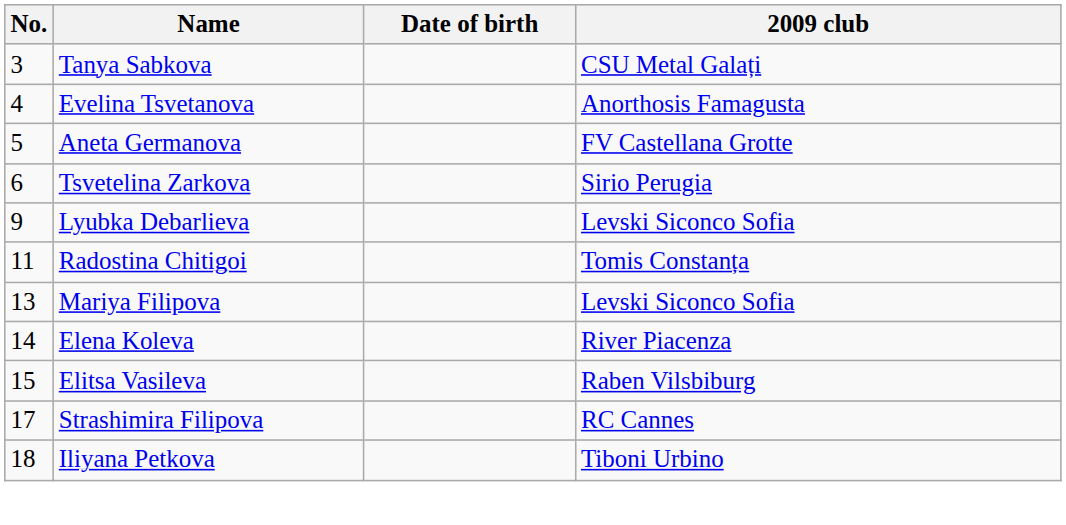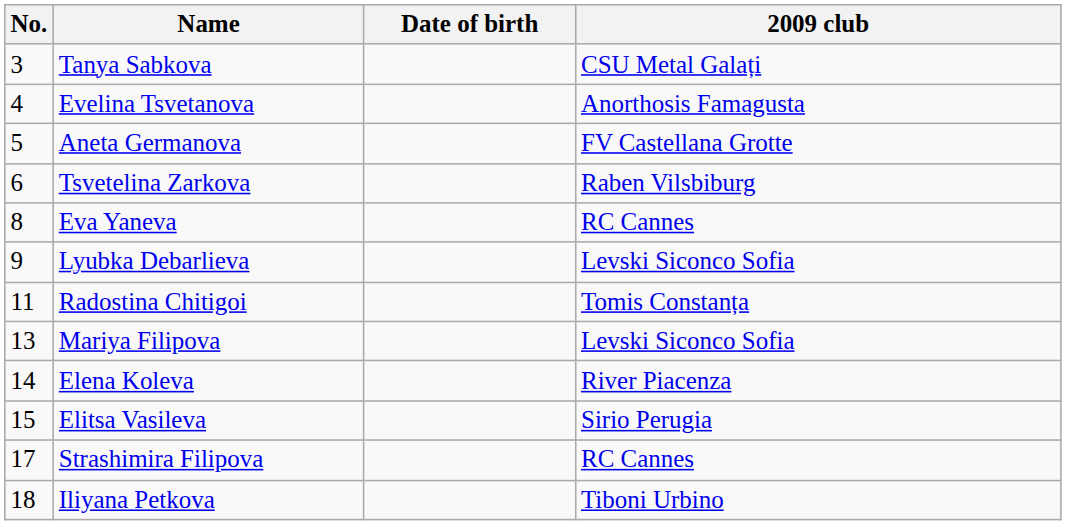(647, 182) Sirio Perugia -> (668, 182) Raben Vilsbiburg
+ row: (118, 222)
(668, 380) Raben Vilsbiburg -> (647, 420) Sirio Perugia
